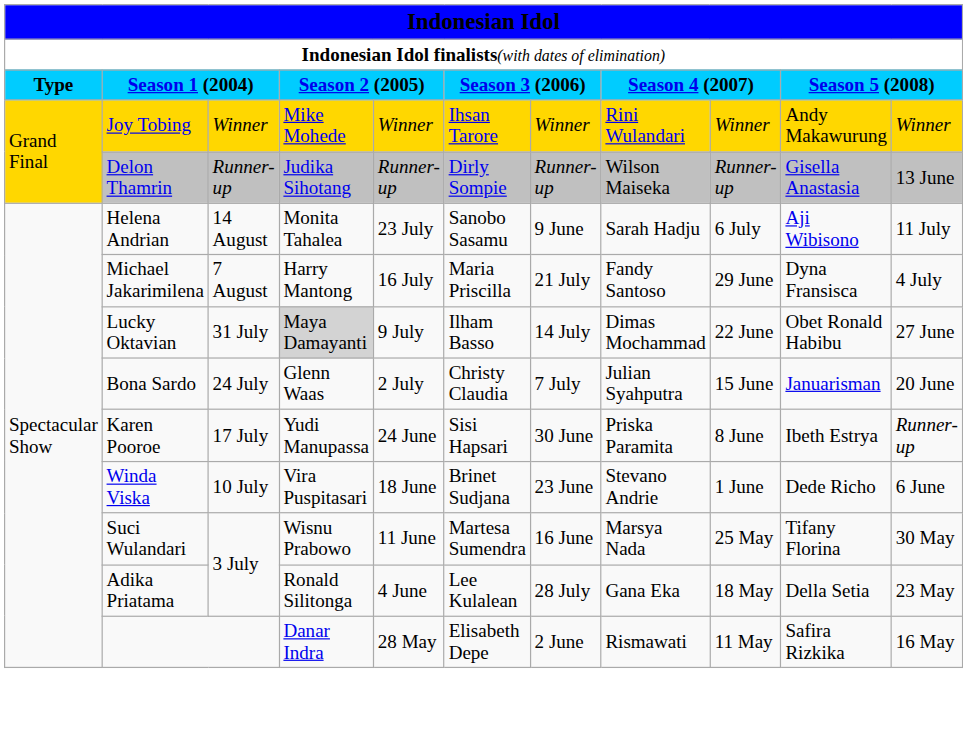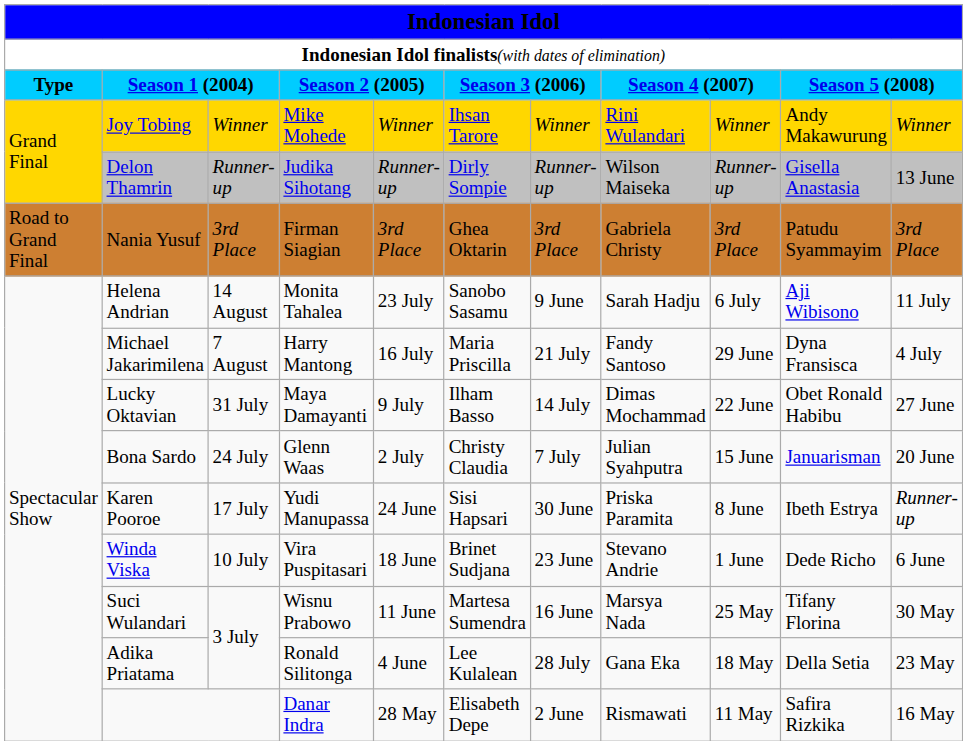+ row: (154, 239)
(325, 332) lightgrey background -> (325, 405) no background
